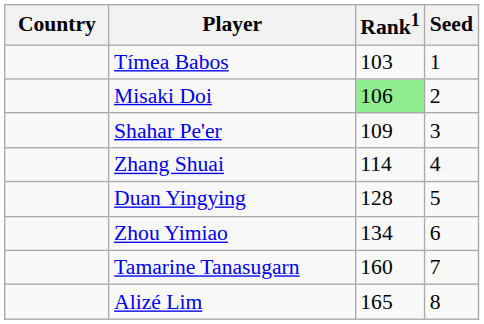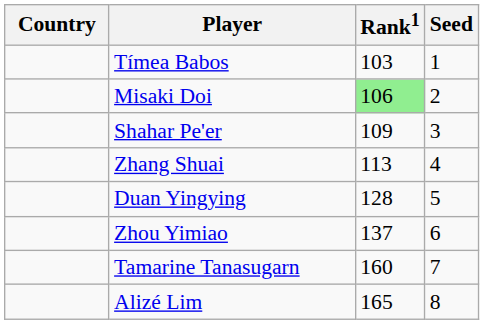(376, 164) 114 -> (376, 164) 113
(377, 233) 134 -> (377, 233) 137
